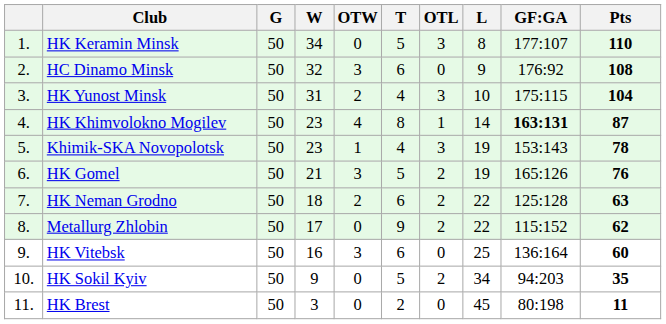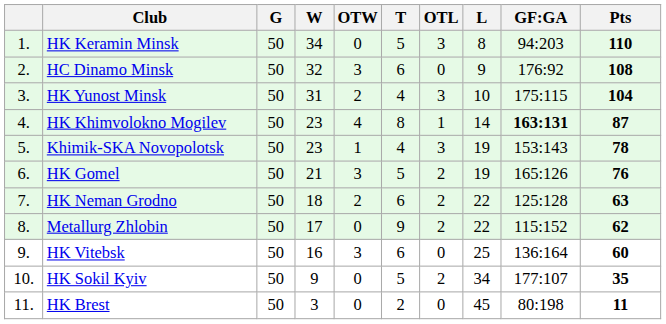(541, 43) 177:107 -> (541, 43) 94:203
(541, 278) 94:203 -> (541, 278) 177:107
